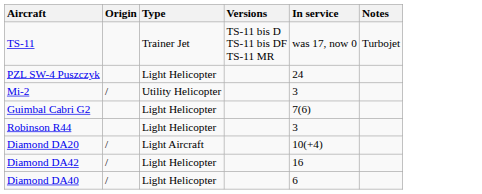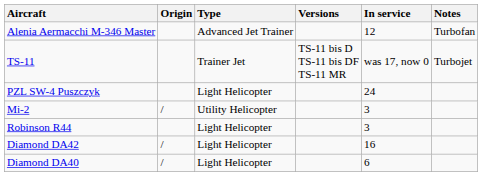+ row: (81, 31)
- row: (49, 109)
- row: (43, 145)
